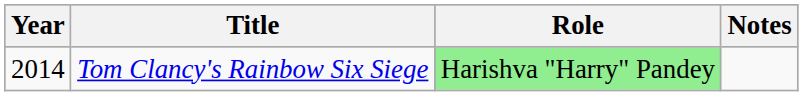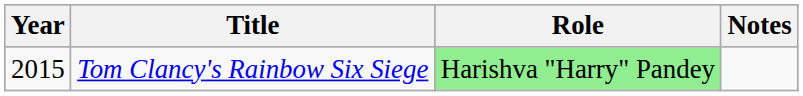(38, 68) 2014 -> (38, 68) 2015
